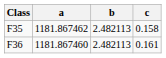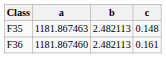(61, 28) 1181.867462 -> (61, 28) 1181.867463
(147, 28) 0.158 -> (147, 28) 0.148
